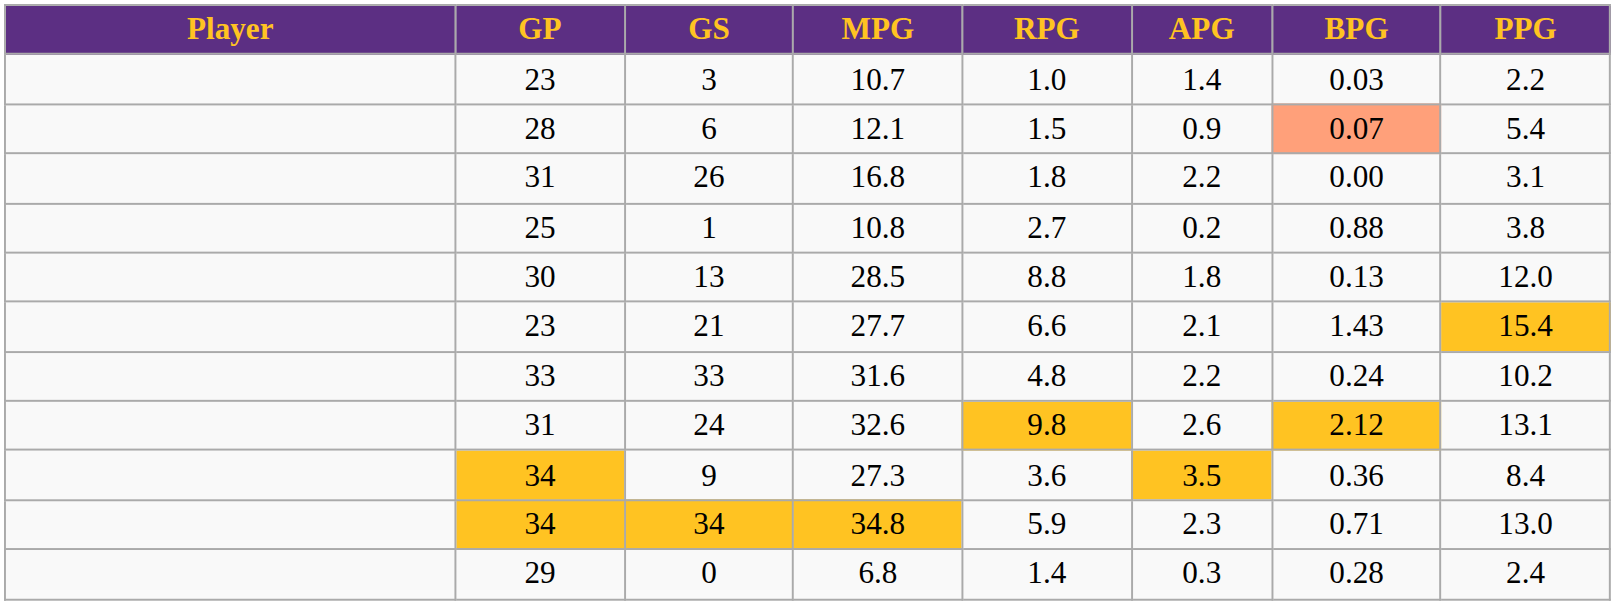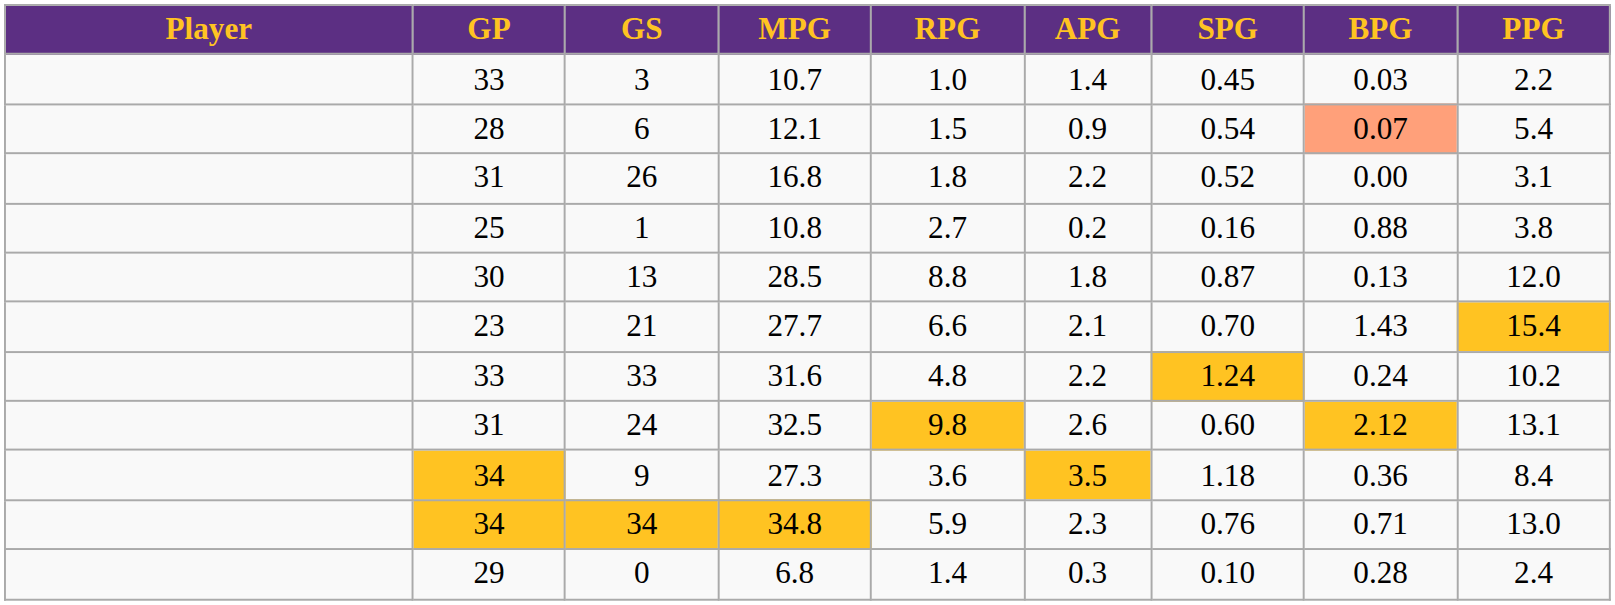+ column: (1228, 29)
(540, 78) 23 -> (489, 78) 33
(878, 425) 32.6 -> (795, 425) 32.5
